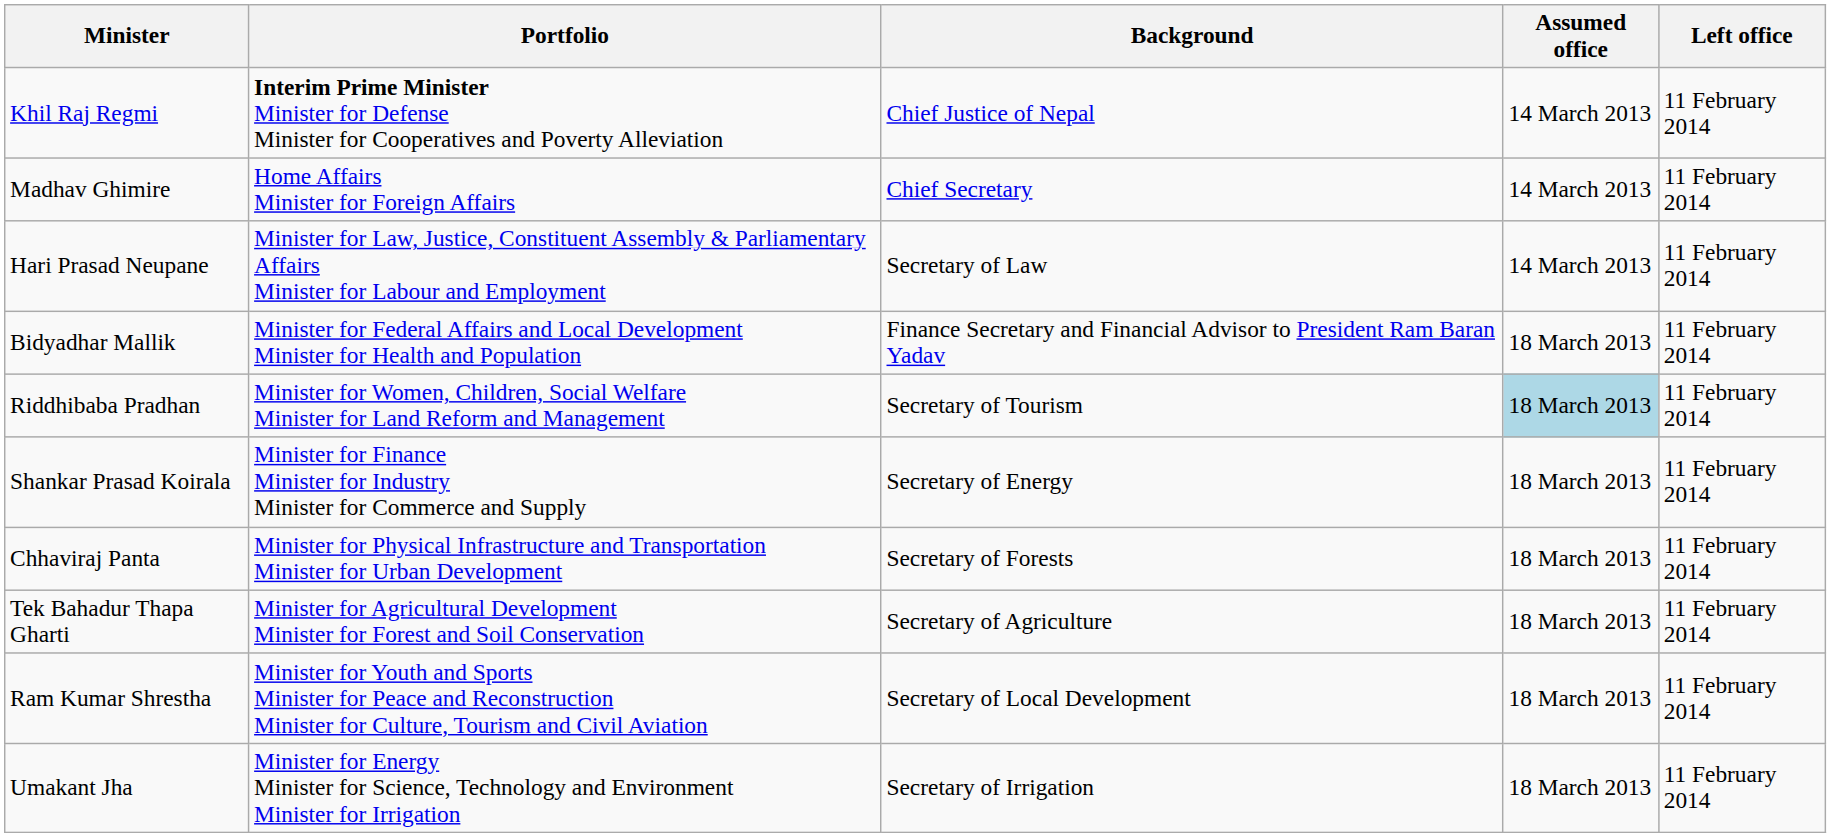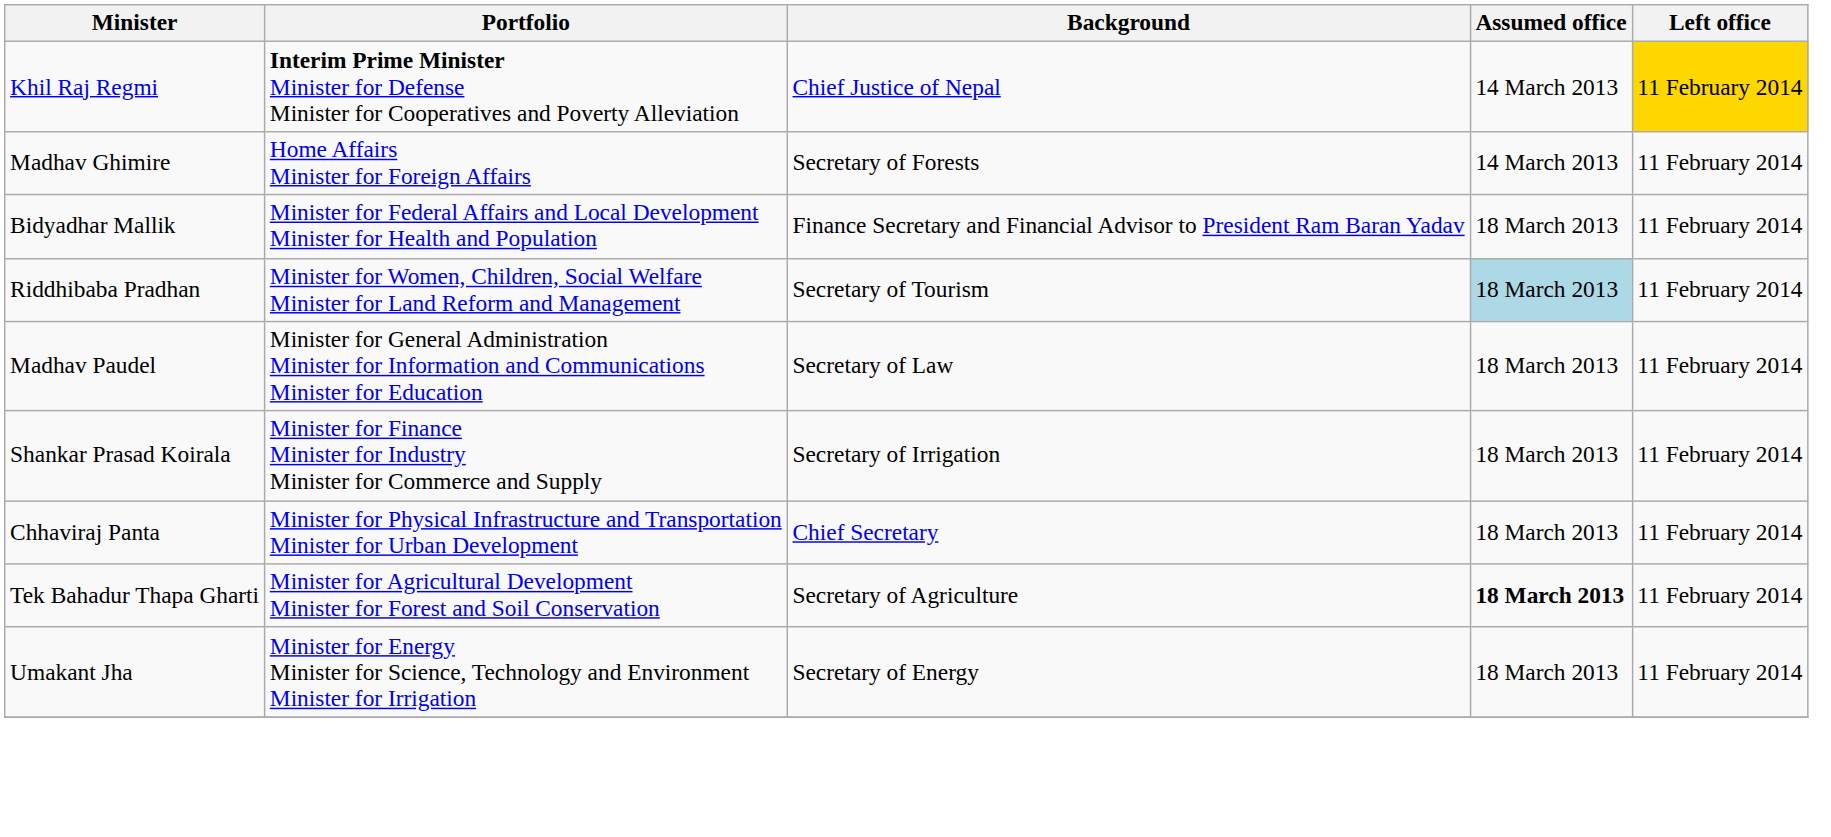(1720, 112) no background -> (1720, 86) gold background
(959, 189) Chief Secretary -> (886, 162) Secretary of Forests
- row: (109, 265)
+ row: (83, 365)
(980, 481) Secretary of Energy -> (896, 455) Secretary of Irrigation
(980, 558) Secretary of Forests -> (865, 532) Chief Secretary
(1580, 621) normal -> (1550, 595) bold
- row: (111, 698)
(990, 787) Secretary of Irrigation -> (886, 671) Secretary of Energy
